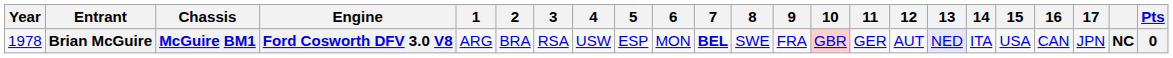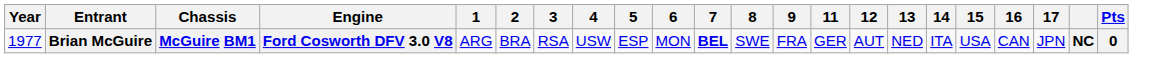- column: (830, 17)
(25, 41) 1978 -> (25, 41) 1977
(947, 41) lavender background -> (907, 41) no background
